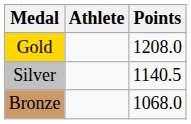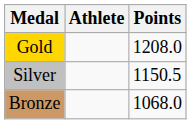(157, 75) 1140.5 -> (157, 75) 1150.5
